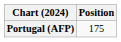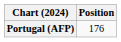(96, 28) 175 -> (96, 28) 176
